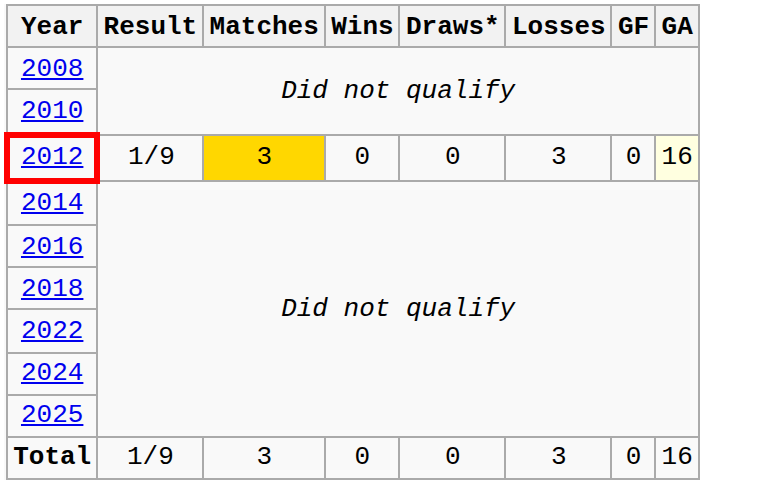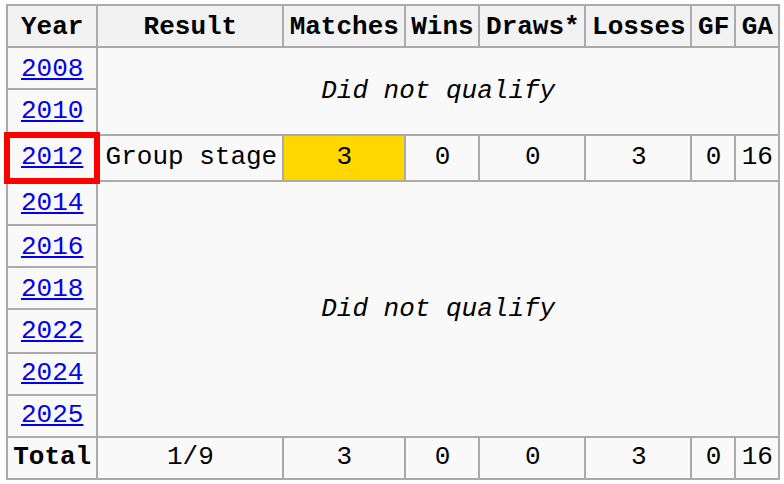(151, 157) 1/9 -> (191, 157) Group stage
(677, 157) lightyellow background -> (757, 157) no background
